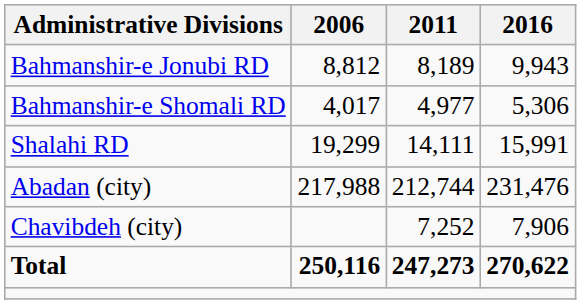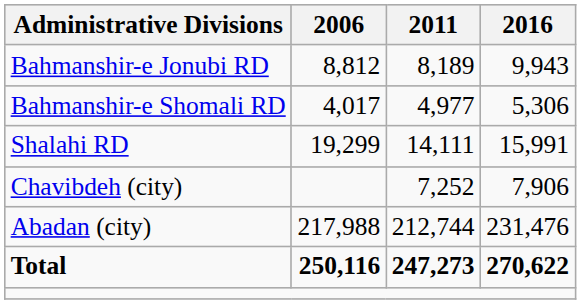rows swapped: (81, 186) <-> (97, 226)
